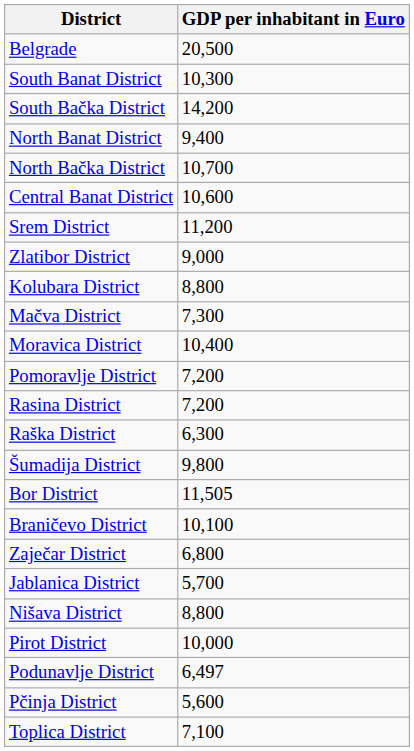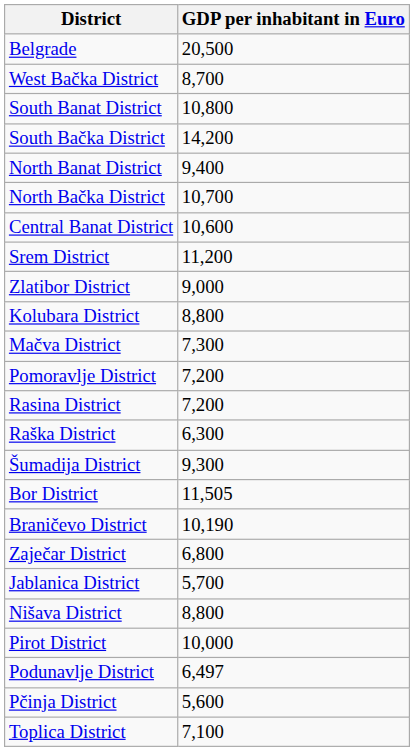+ row: (84, 78)
(208, 78) 10,300 -> (208, 108) 10,800
- row: (75, 345)
(203, 464) 9,800 -> (203, 464) 9,300
(208, 524) 10,100 -> (208, 524) 10,190
